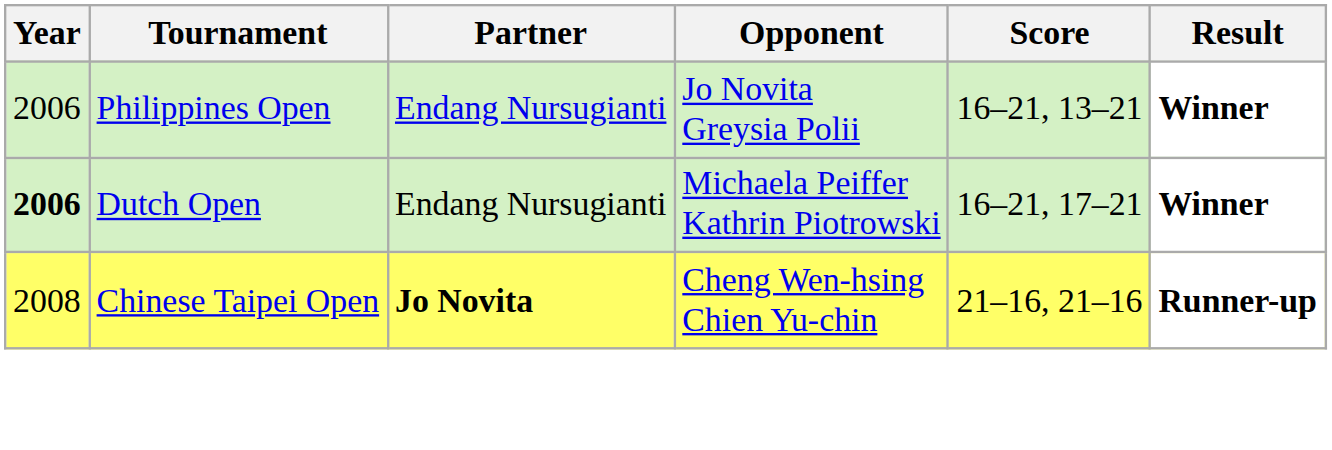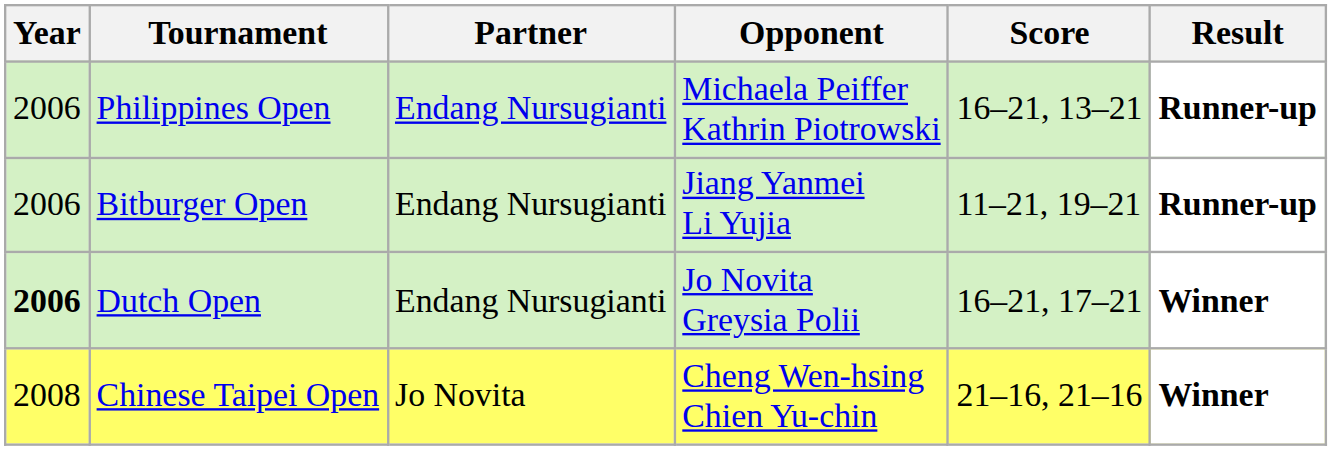(771, 108) Jo Novita Greysia Polii -> (811, 108) Michaela Peiffer Kathrin Piotrowski
(1214, 108) Winner -> (1238, 108) Runner-up
+ row: (202, 204)
(811, 204) Michaela Peiffer Kathrin Piotrowski -> (771, 300) Jo Novita Greysia Polii
(464, 300) bold -> (460, 395) normal
(1238, 300) Runner-up -> (1214, 395) Winner
